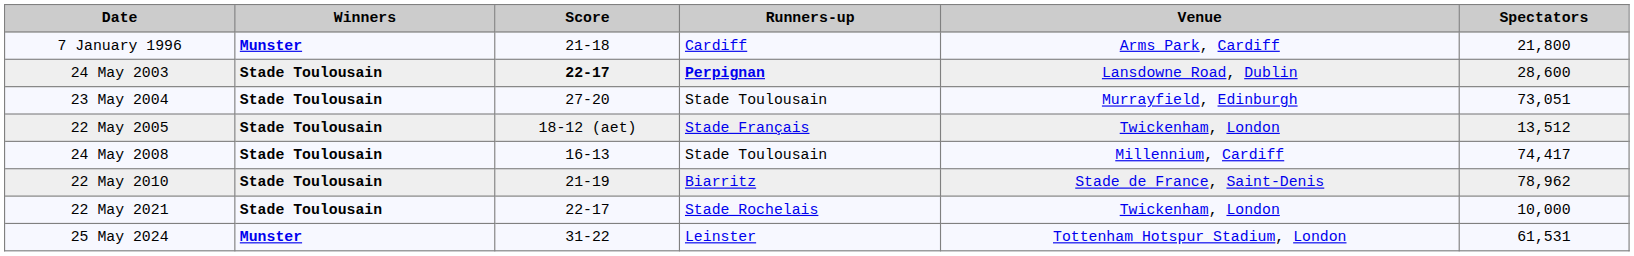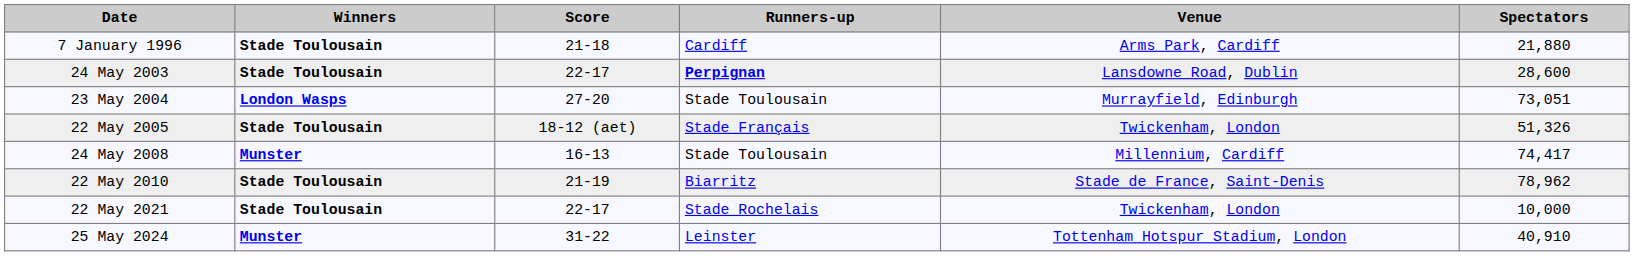(271, 46) Munster -> (311, 46) Stade Toulousain
(1544, 46) 21,800 -> (1544, 46) 21,880
(588, 73) bold -> (588, 73) normal
(311, 100) Stade Toulousain -> (293, 100) London Wasps
(1544, 128) 13,512 -> (1544, 128) 51,326
(311, 155) Stade Toulousain -> (271, 155) Munster
(1544, 237) 61,531 -> (1544, 237) 40,910
